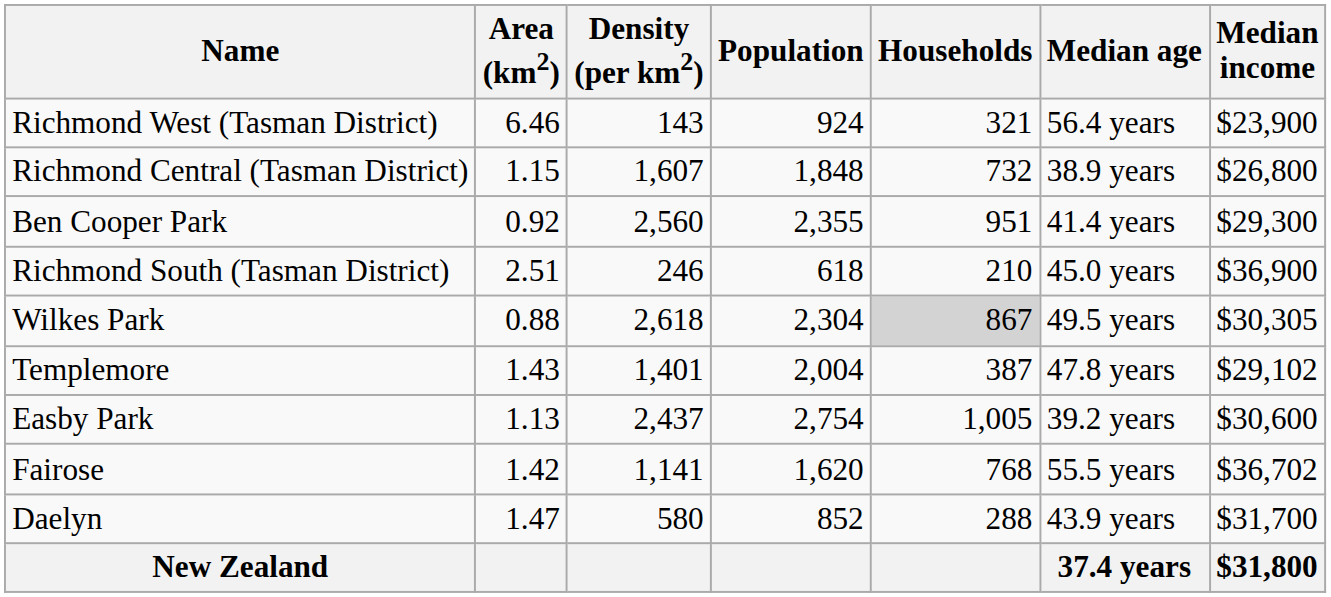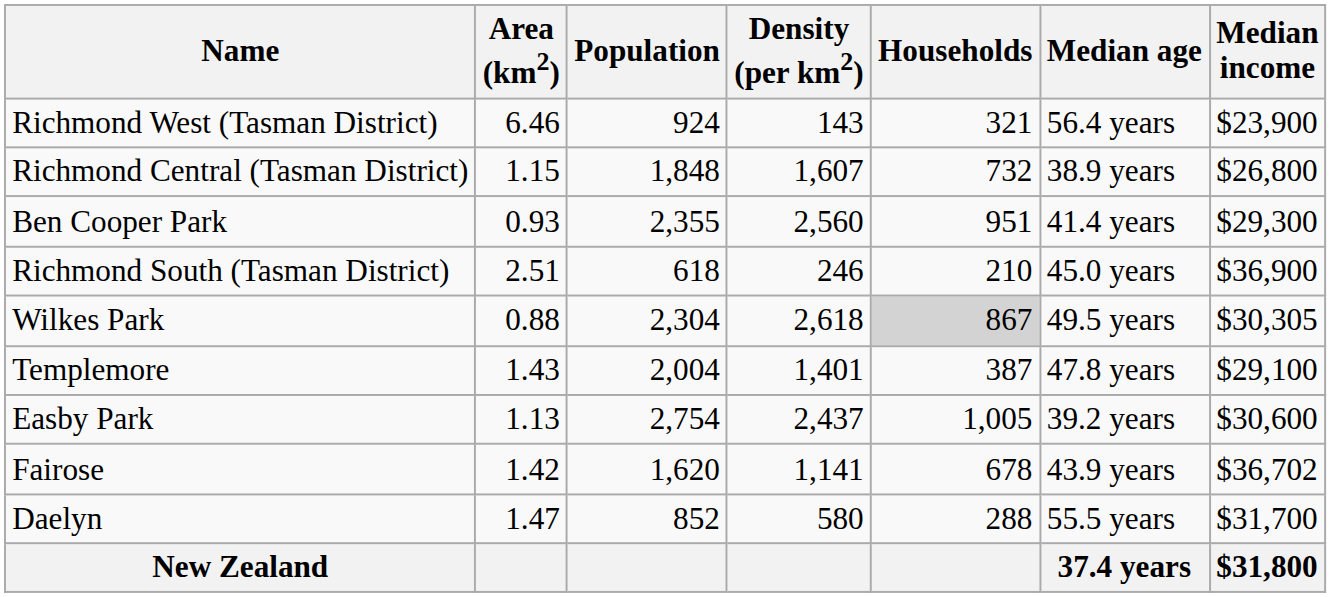columns swapped: (791, 50) <-> (639, 51)
(533, 221) 0.92 -> (533, 221) 0.93
(1267, 369) $29,102 -> (1267, 369) $29,100
(1009, 468) 768 -> (1009, 468) 678
(1111, 468) 55.5 years -> (1111, 468) 43.9 years
(1111, 518) 43.9 years -> (1111, 518) 55.5 years
